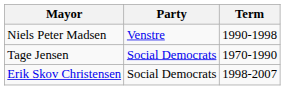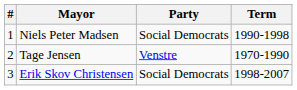+ column: (10, 14)
(146, 34) Venstre -> (184, 34) Social Democrats
(172, 54) Social Democrats -> (158, 54) Venstre
